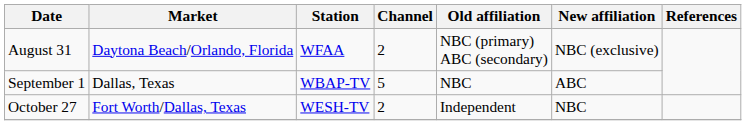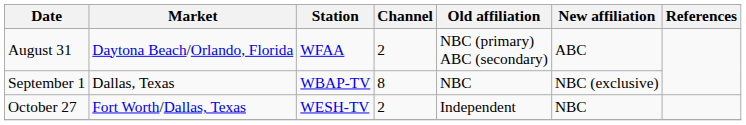(607, 49) NBC (exclusive) -> (571, 49) ABC
(381, 82) 5 -> (381, 82) 8
(571, 82) ABC -> (607, 82) NBC (exclusive)
